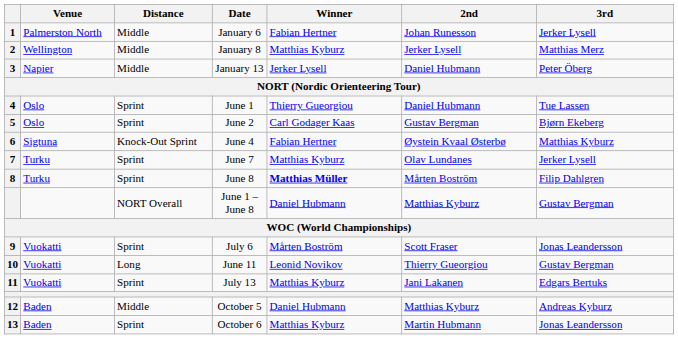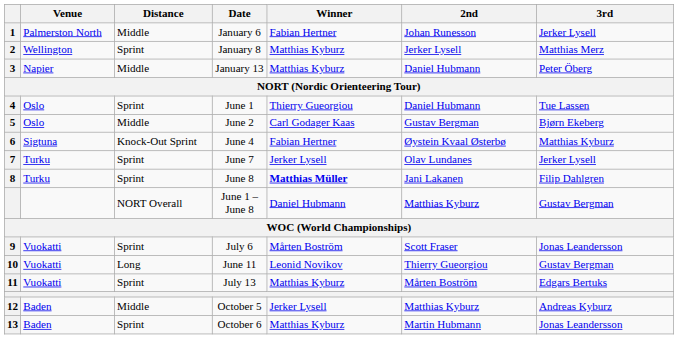(133, 50) Middle -> (131, 50) Sprint
(298, 68) Jerker Lysell -> (307, 68) Matthias Kyburz
(131, 123) Sprint -> (133, 123) Middle
(307, 160) Matthias Kyburz -> (298, 160) Jerker Lysell
(441, 178) Mårten Boström -> (434, 178) Jani Lakanen
(434, 283) Jani Lakanen -> (441, 283) Mårten Boström
(308, 306) Daniel Hubmann -> (298, 306) Jerker Lysell
